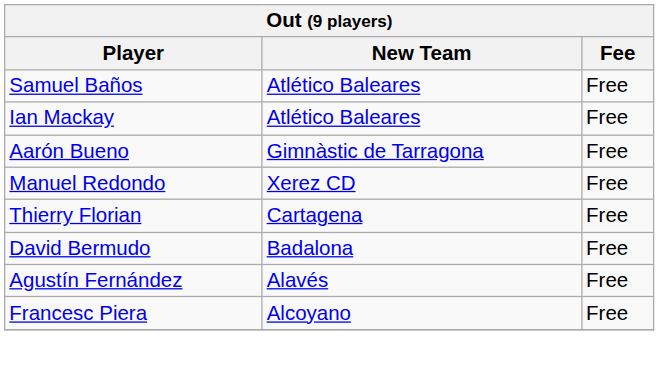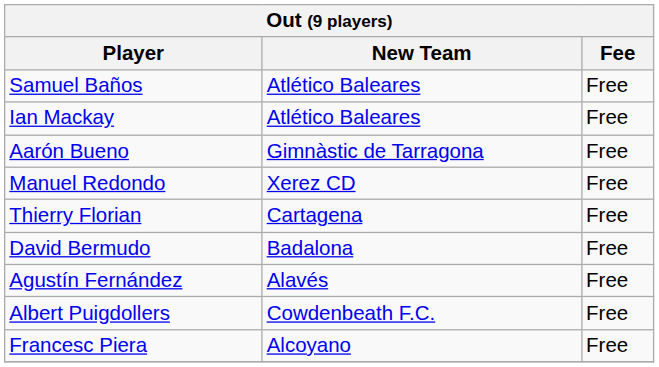+ row: (90, 313)
